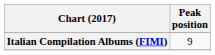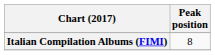(190, 41) 9 -> (190, 41) 8
